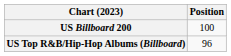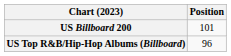(207, 28) 100 -> (207, 28) 101
